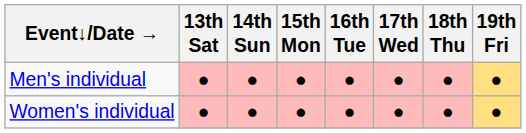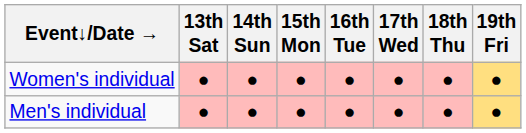rows swapped: (78, 79) <-> (92, 112)
